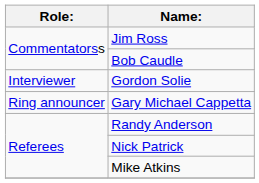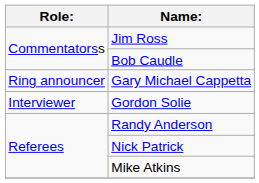rows swapped: (181, 103) <-> (151, 81)
